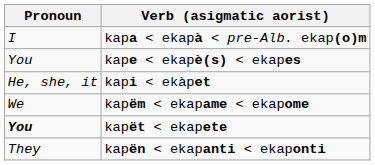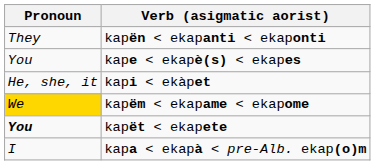rows swapped: (235, 38) <-> (215, 149)
(16, 105) no background -> (16, 105) gold background
